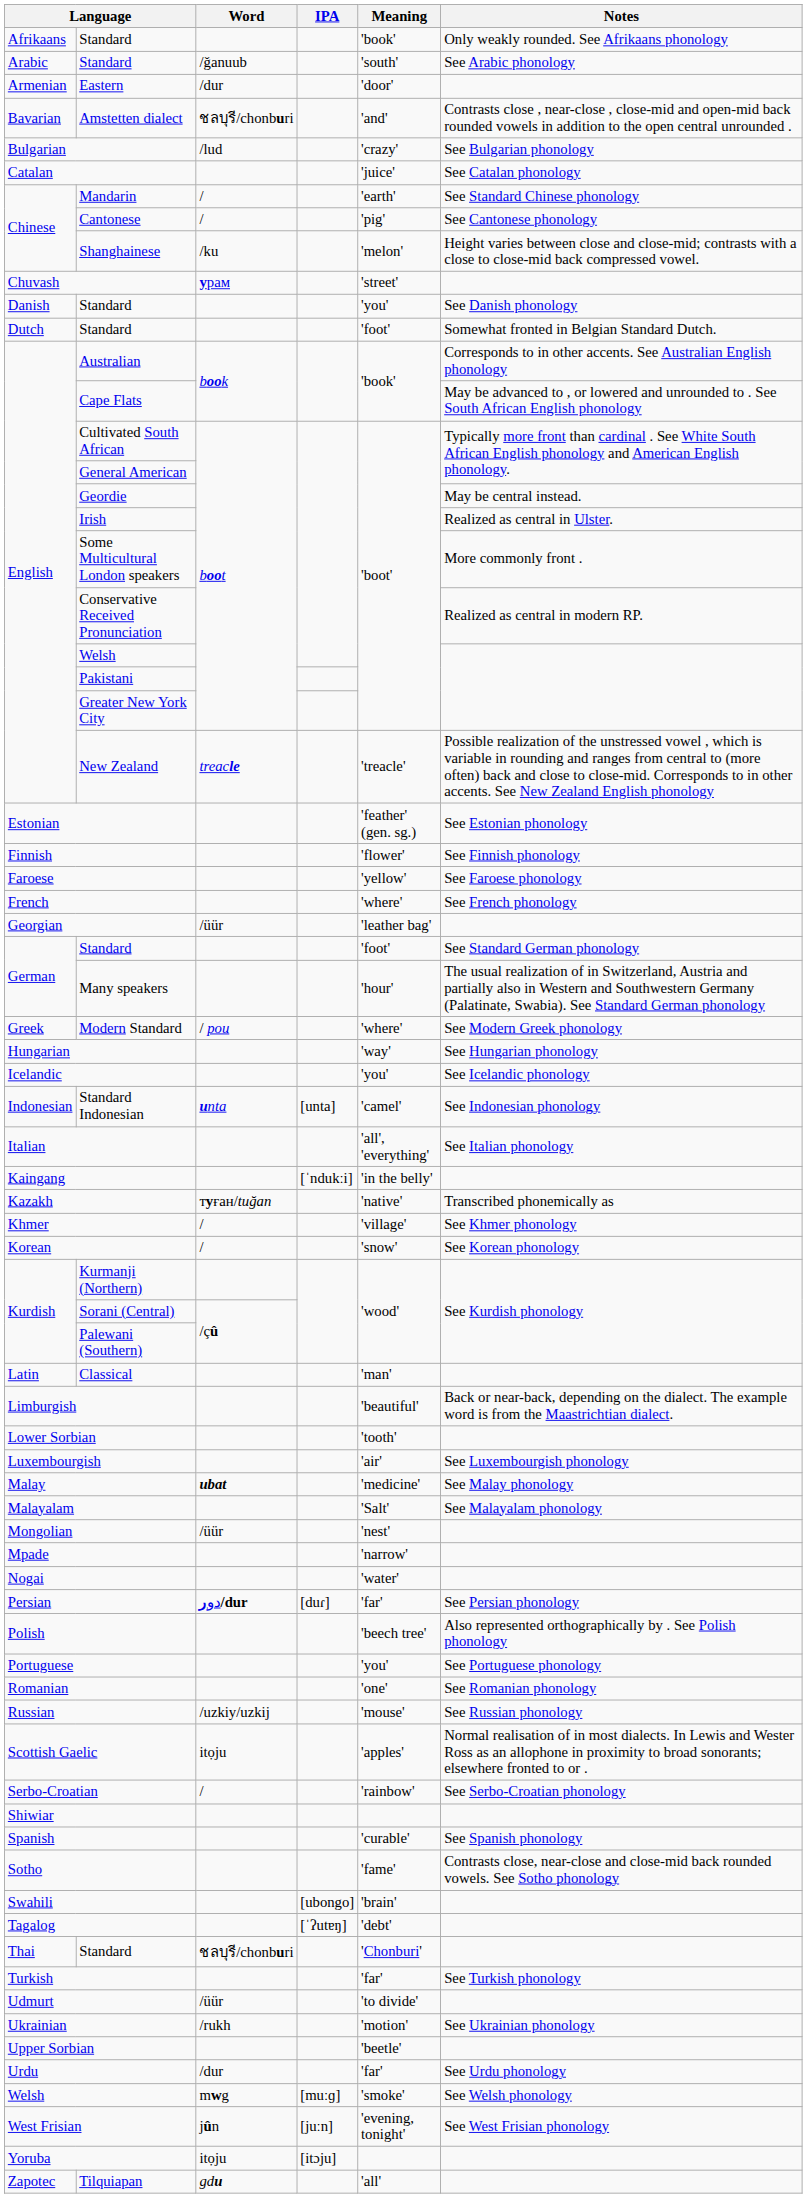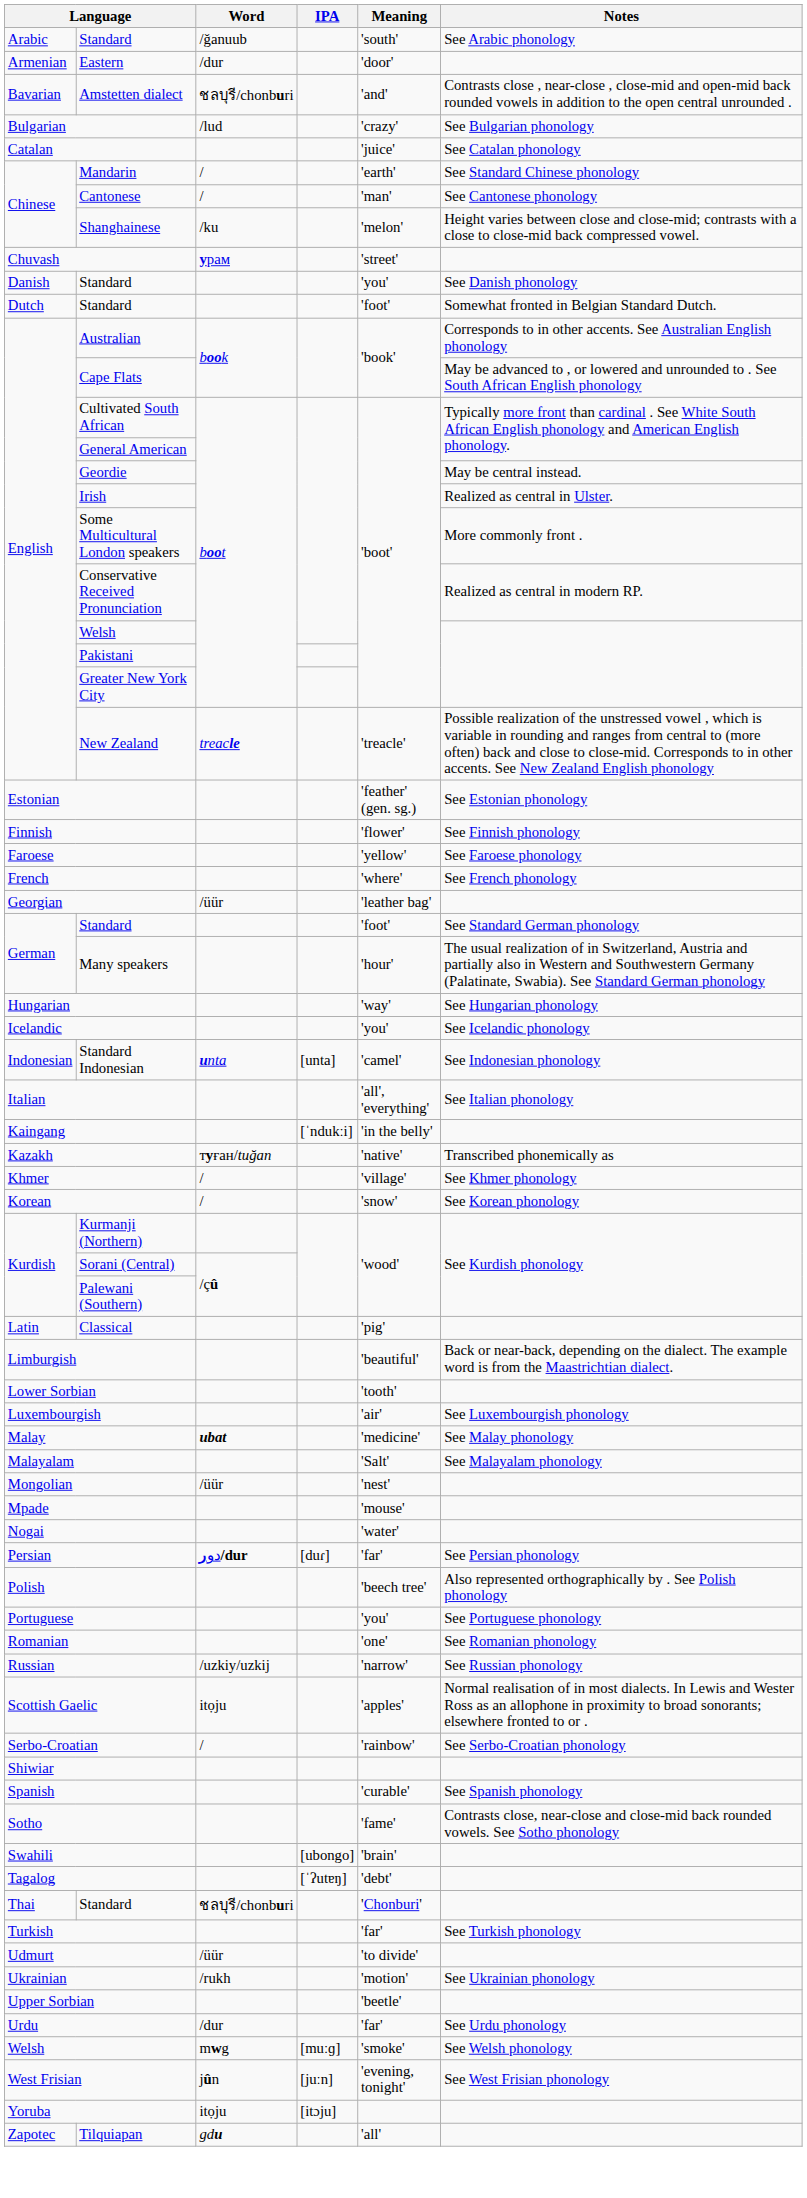- row: (37, 39)
(373, 219) 'pig' -> (376, 196) 'man'
- row: (26, 1028)
(376, 1374) 'man' -> (373, 1327) 'pig'
(385, 1554) 'narrow' -> (383, 1507) 'mouse'
(383, 1712) 'mouse' -> (385, 1665) 'narrow'
